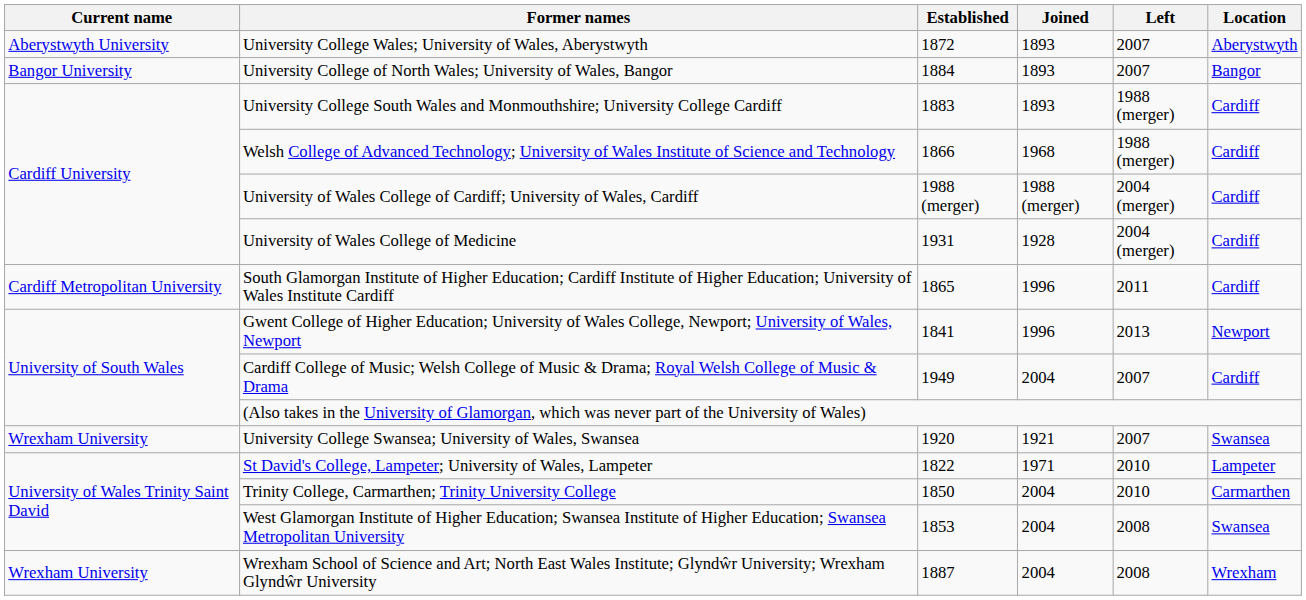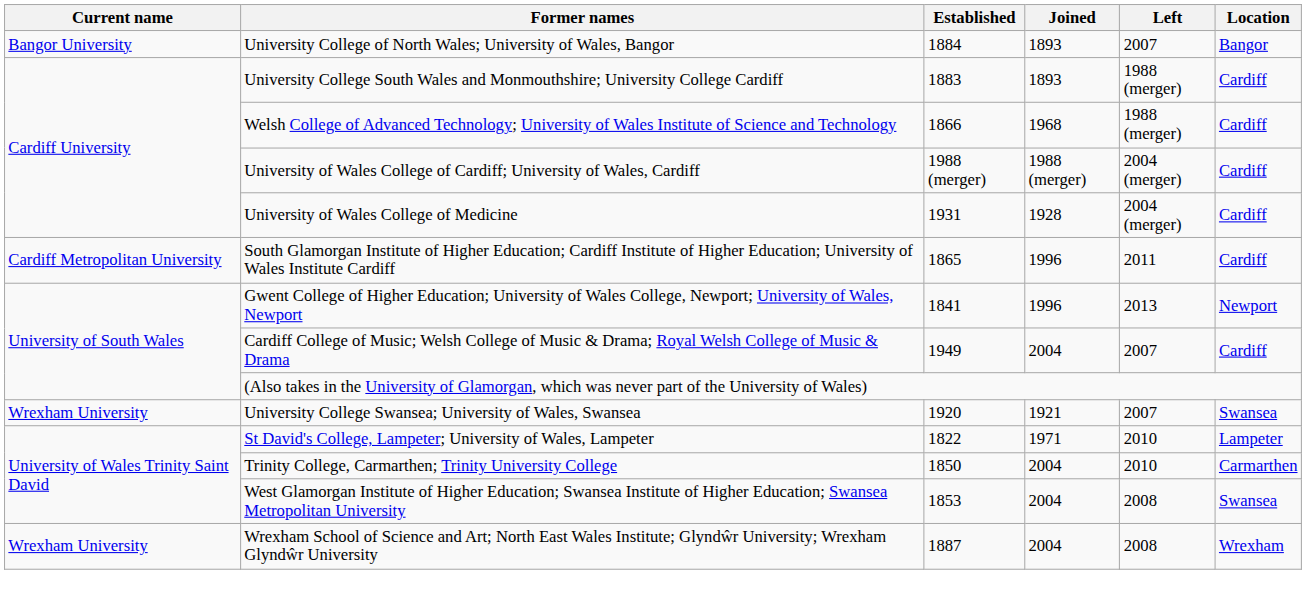- row: (445, 44)
